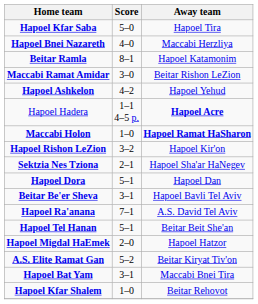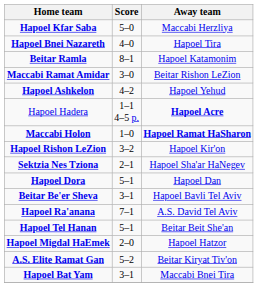(197, 28) Hapoel Tira -> (197, 28) Maccabi Herzliya
(197, 43) Maccabi Herzliya -> (197, 43) Hapoel Tira
- row: (58, 290)
